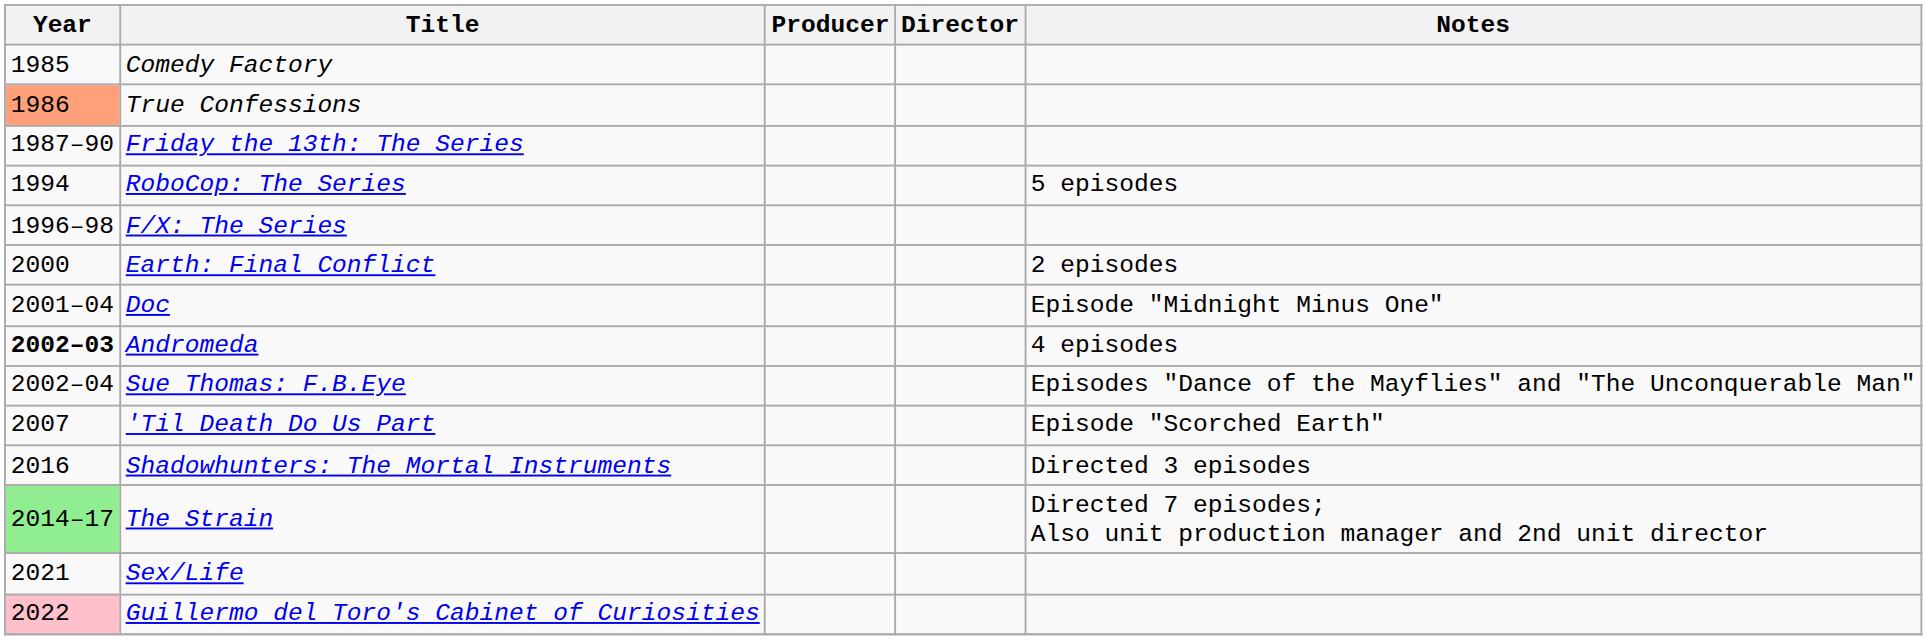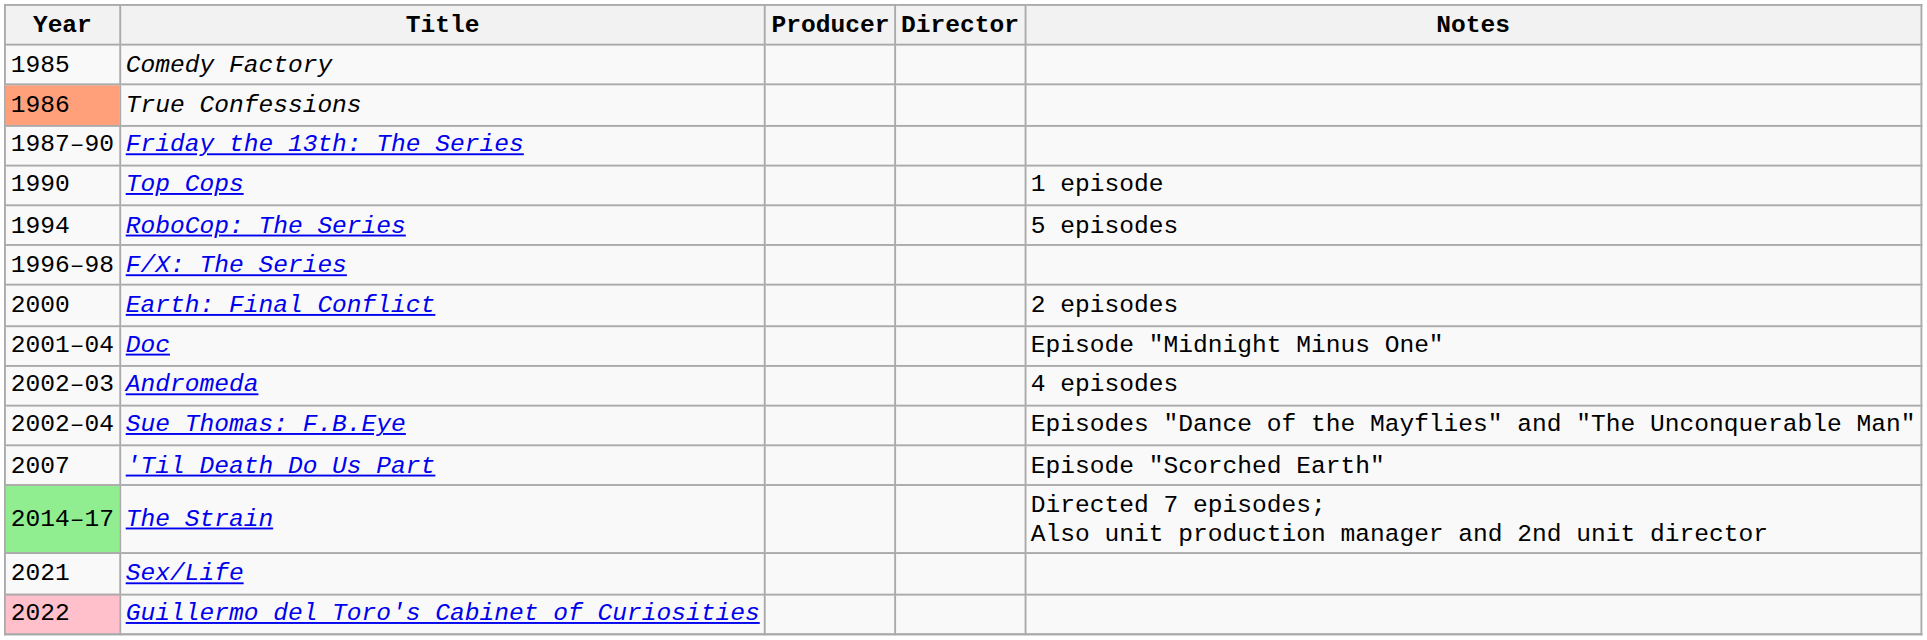+ row: (185, 185)
(62, 345) bold -> (62, 385) normal
- row: (398, 465)
